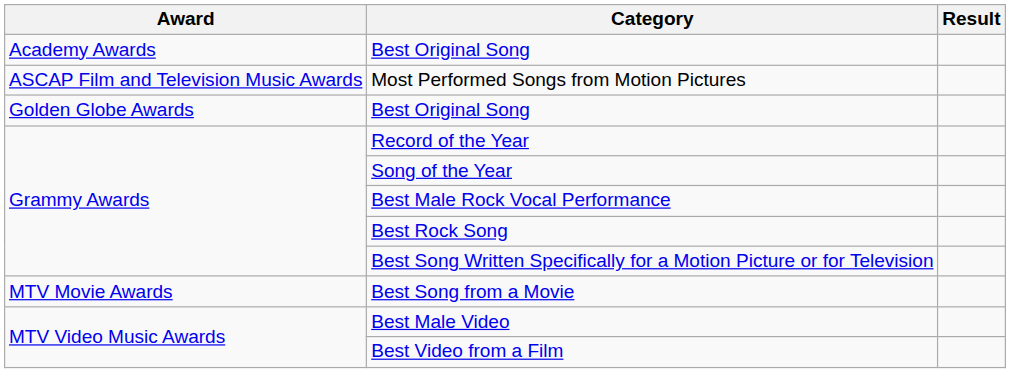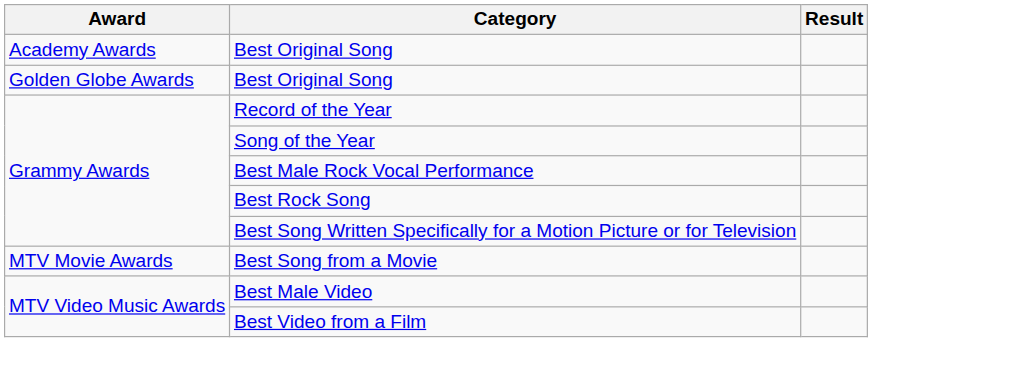- row: (186, 79)
